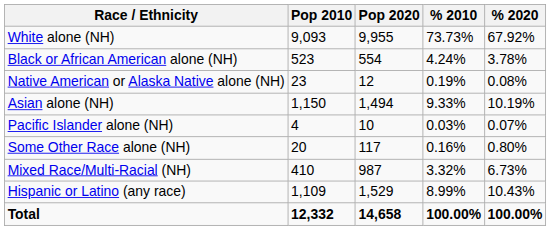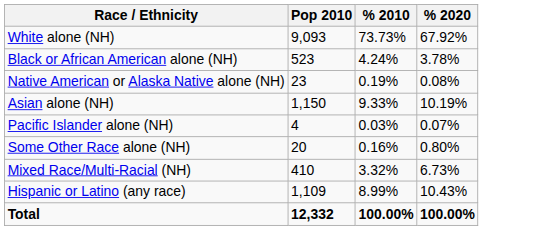- column: (389, 15)
